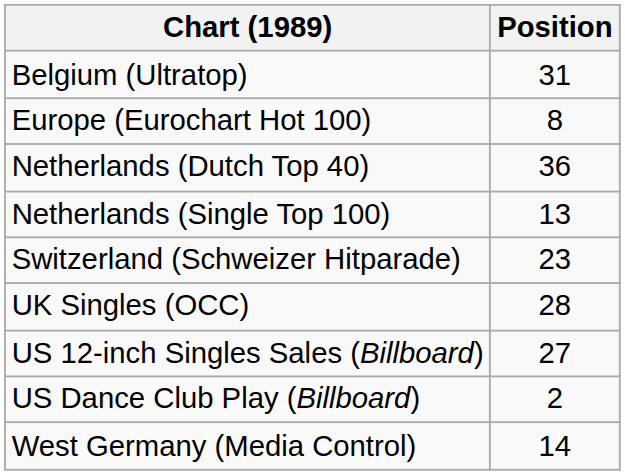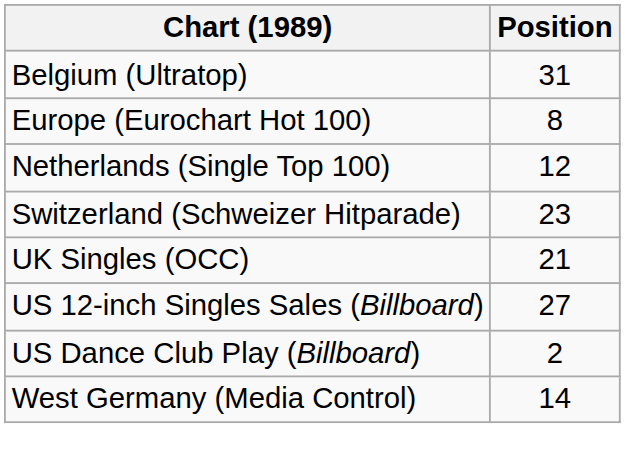- row: (190, 167)
(555, 213) 13 -> (555, 167) 12
(555, 306) 28 -> (555, 259) 21
